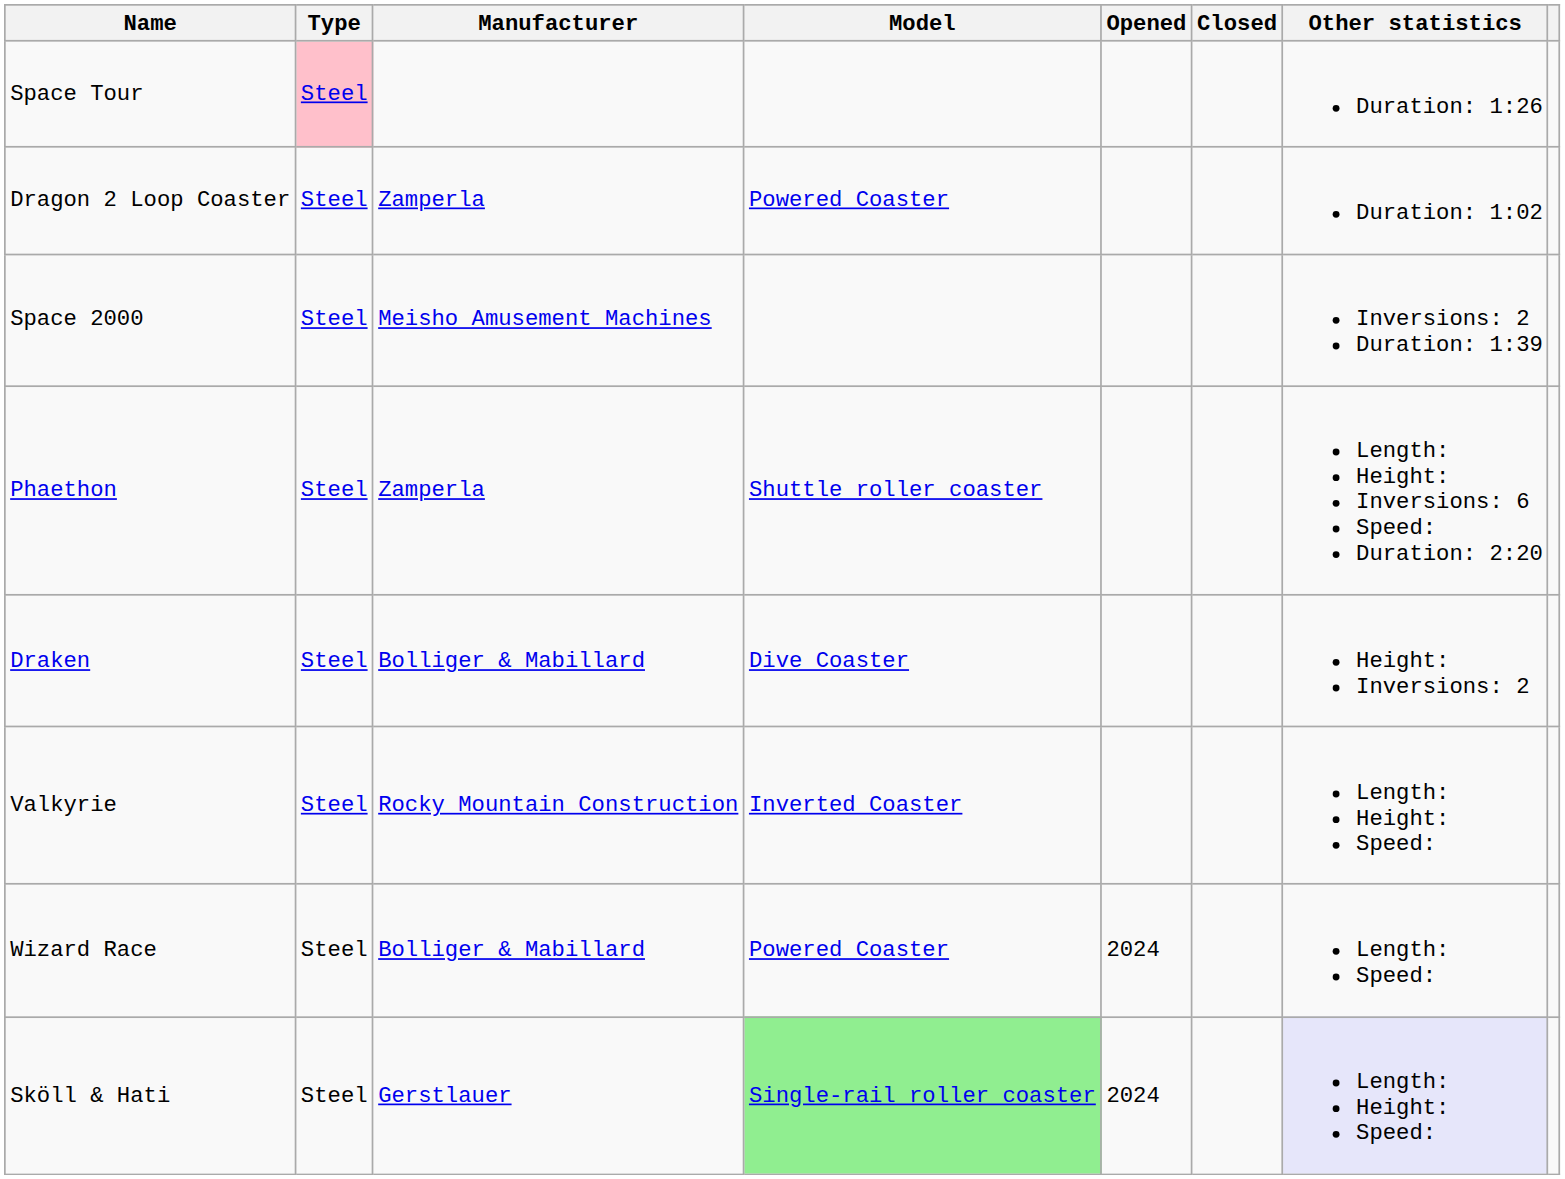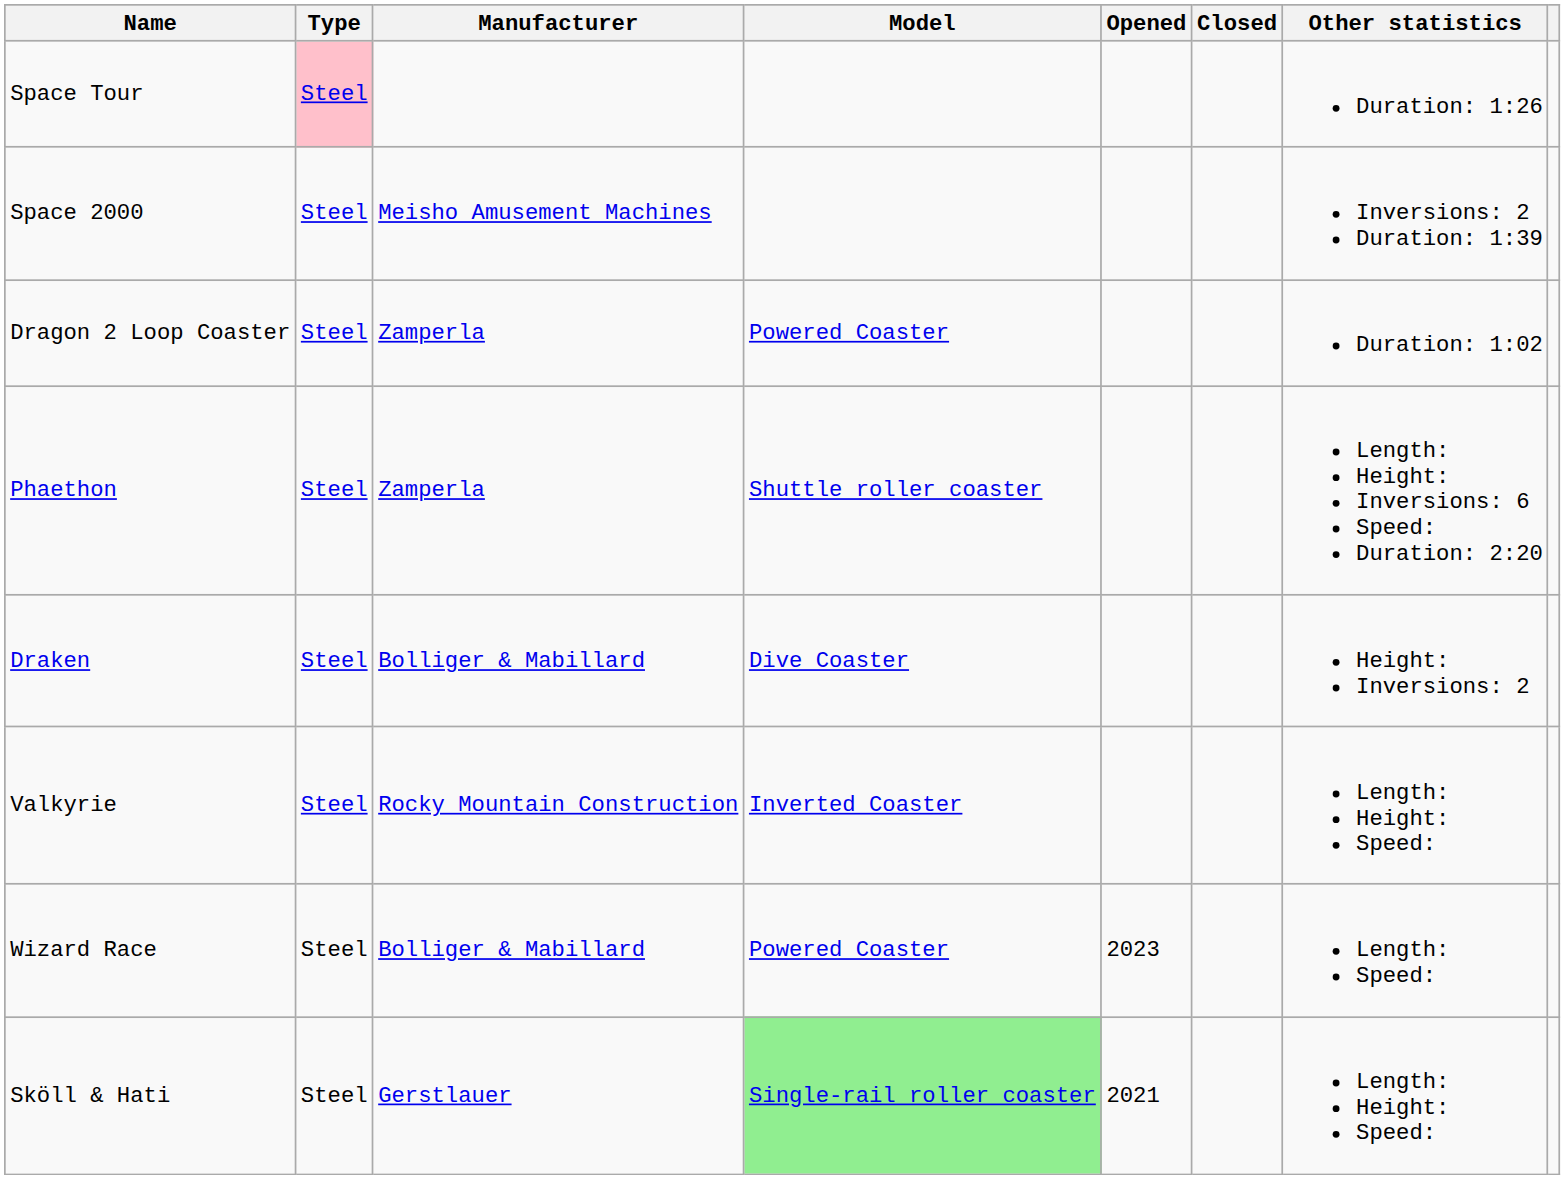rows swapped: (77, 320) <-> (150, 201)
(1133, 950) 2024 -> (1133, 950) 2023
(1133, 1095) 2024 -> (1133, 1095) 2021
(1415, 1108) lavender background -> (1415, 1108) no background
